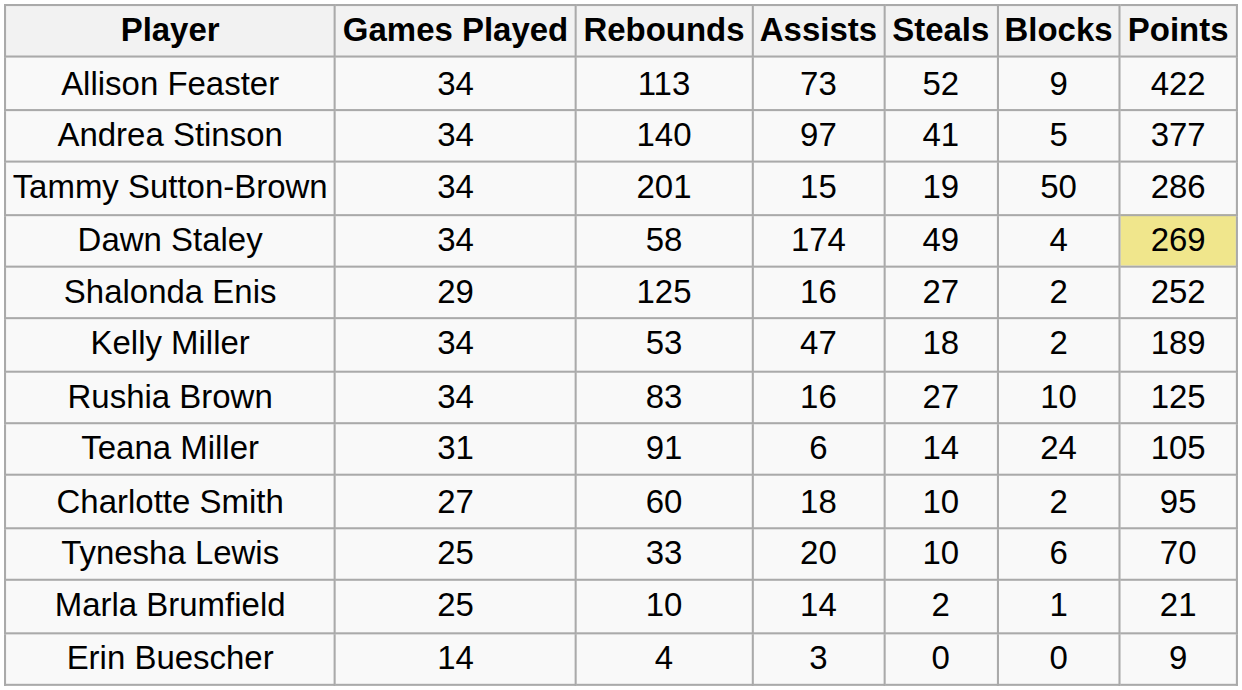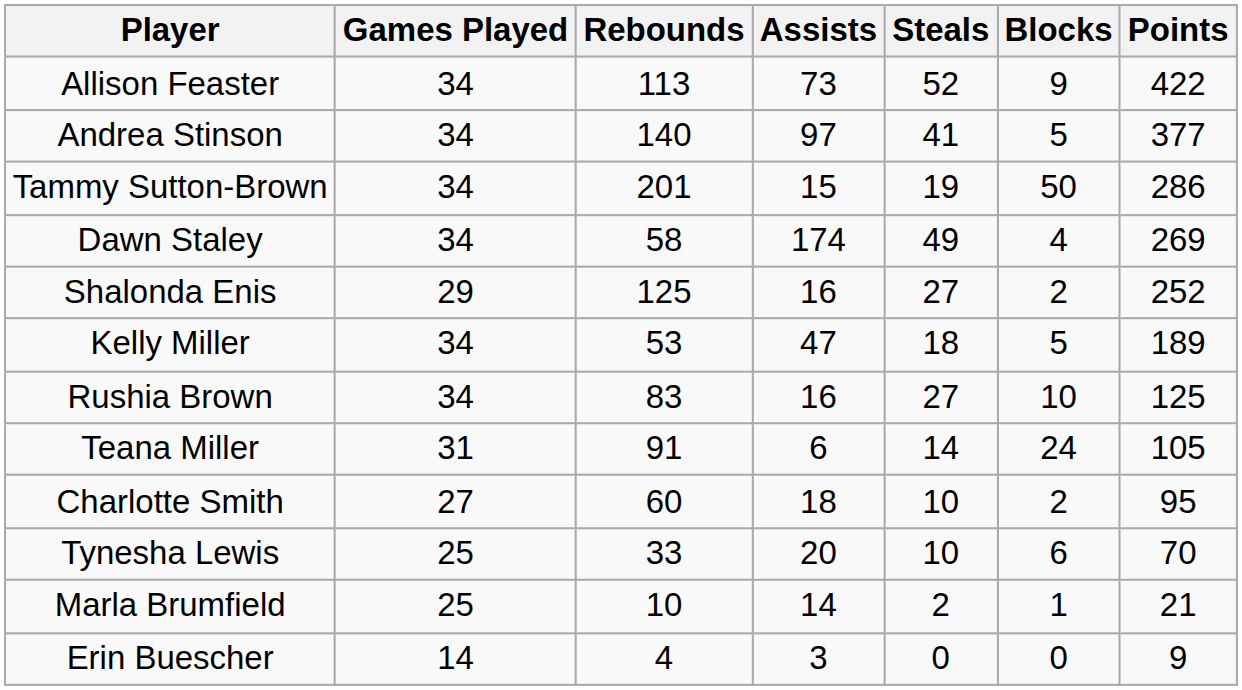(1178, 239) khaki background -> (1178, 239) no background
(1059, 344) 2 -> (1059, 344) 5
